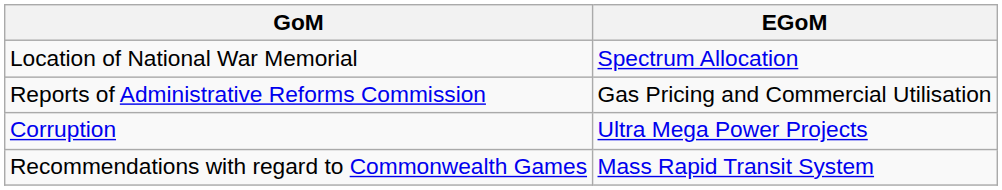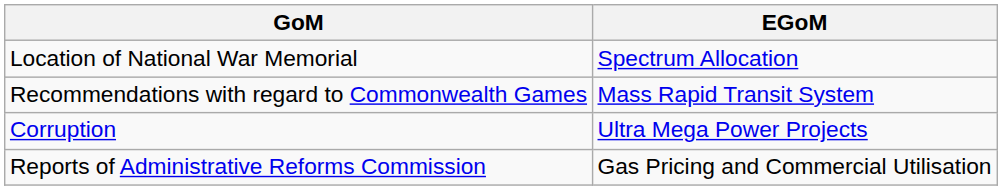rows swapped: (248, 94) <-> (298, 166)
